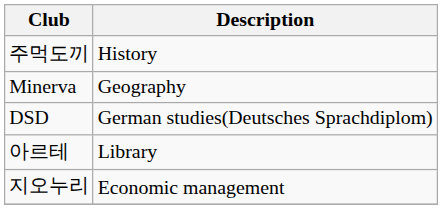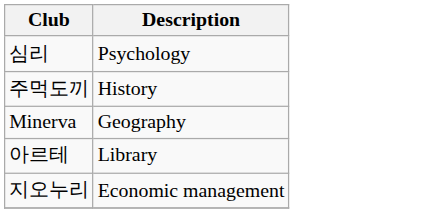+ row: (29, 52)
- row: (29, 118)
